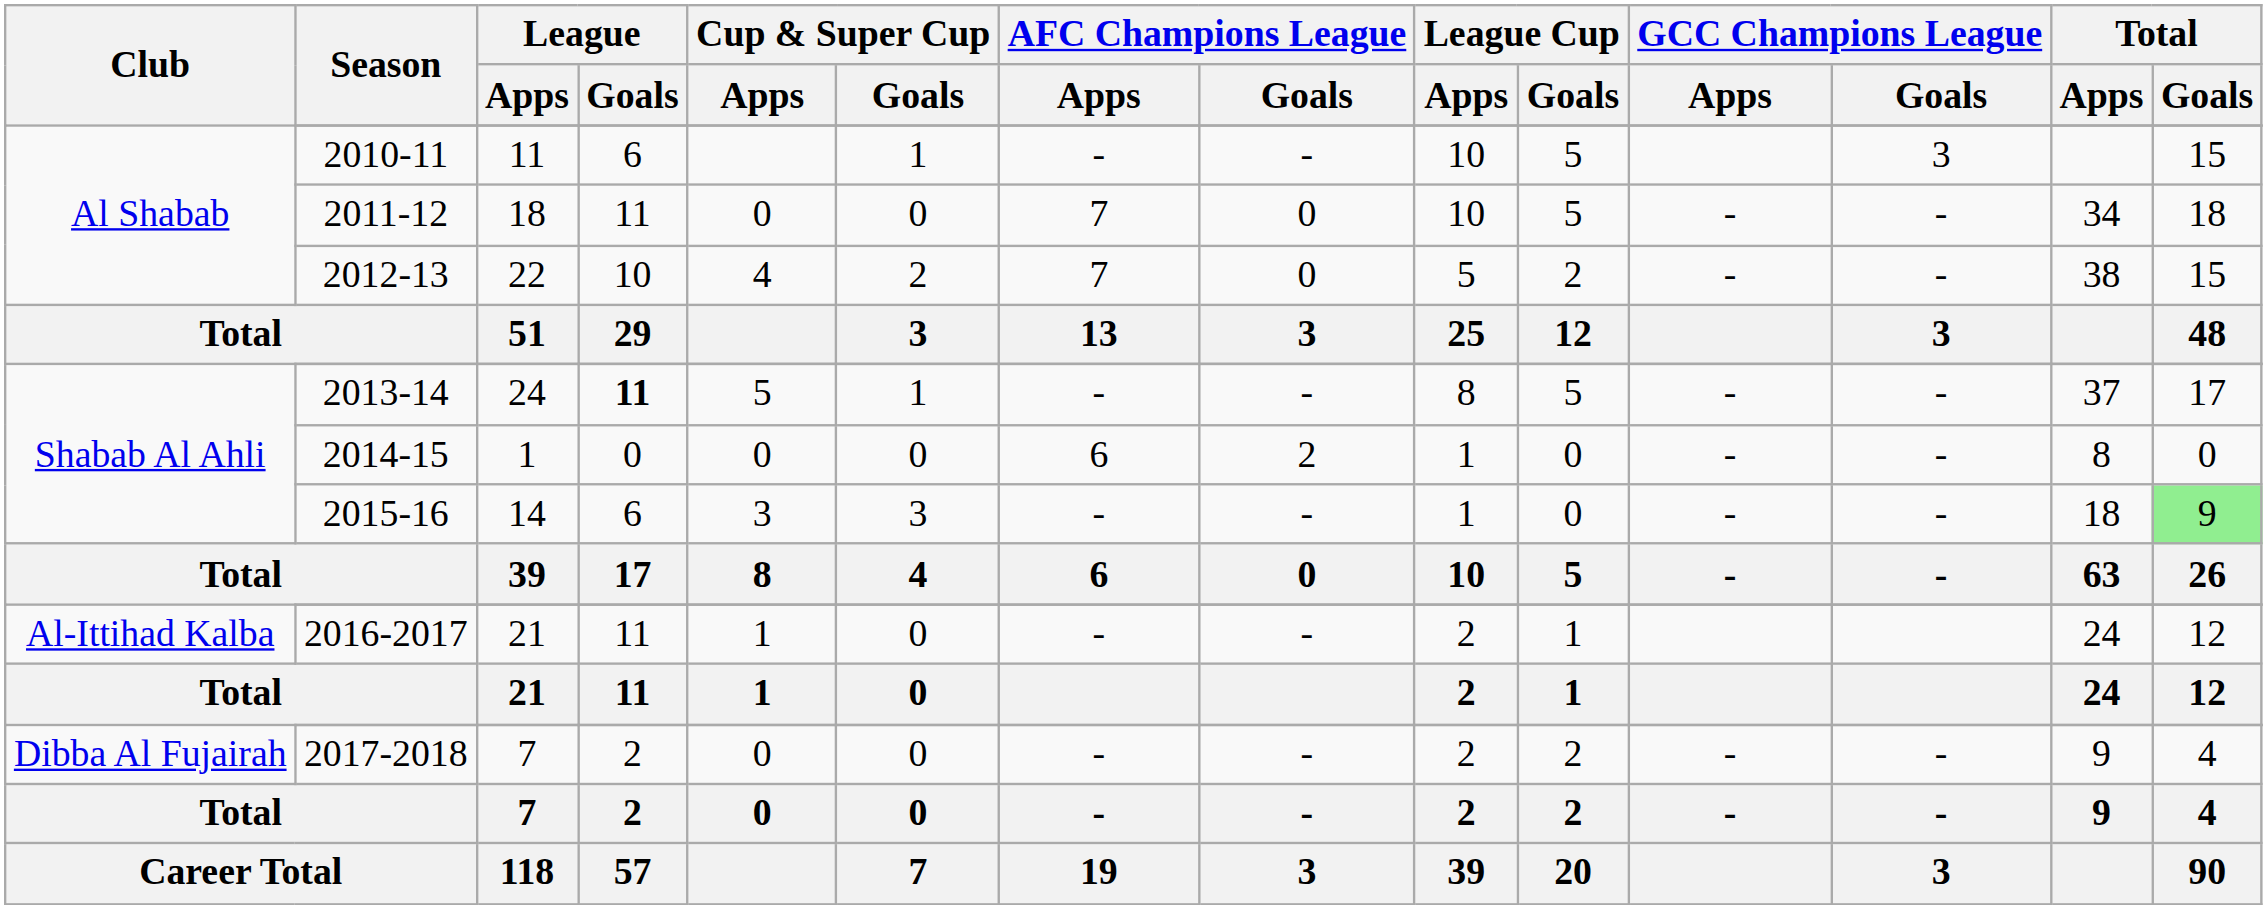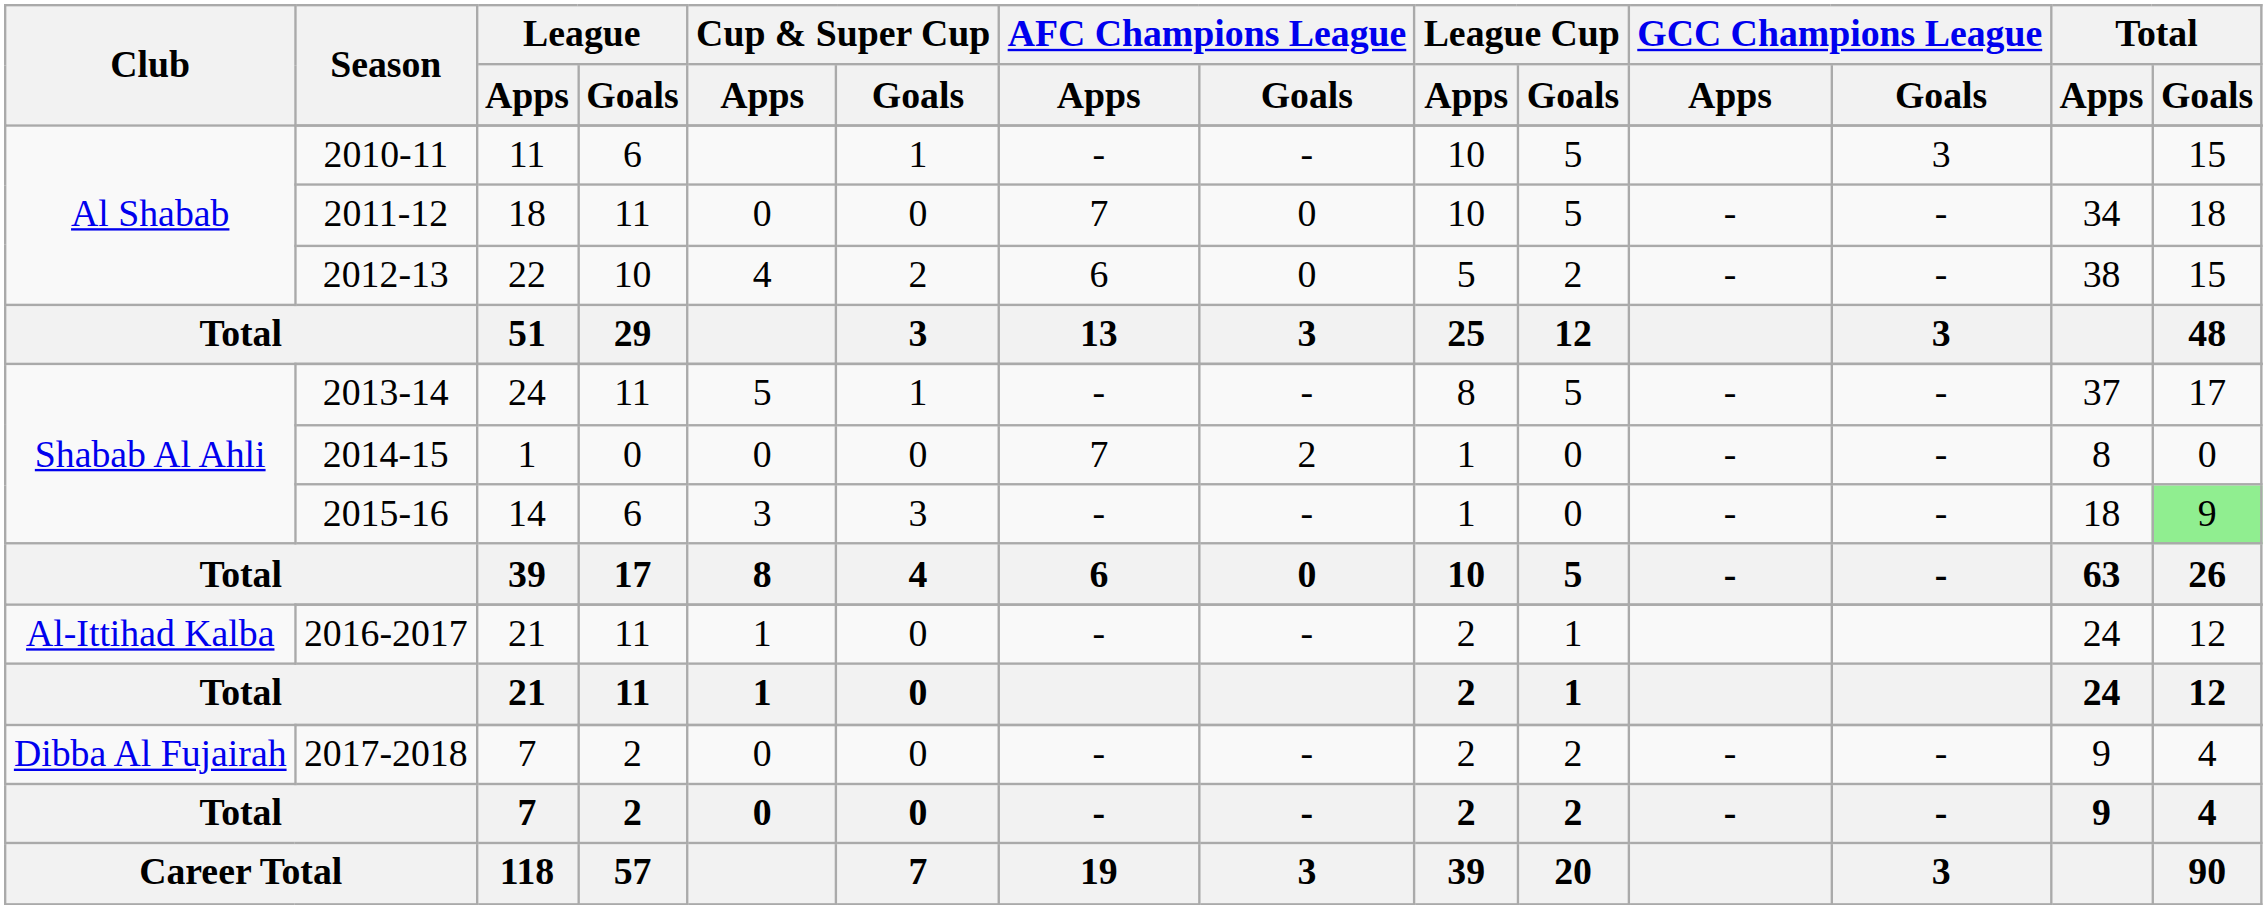(1099, 273) 7 -> (1099, 273) 6
(633, 393) bold -> (633, 393) normal
(1099, 453) 6 -> (1099, 453) 7
